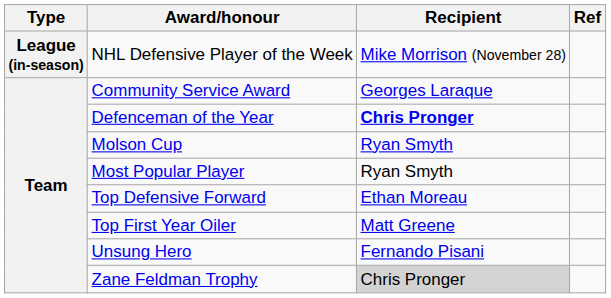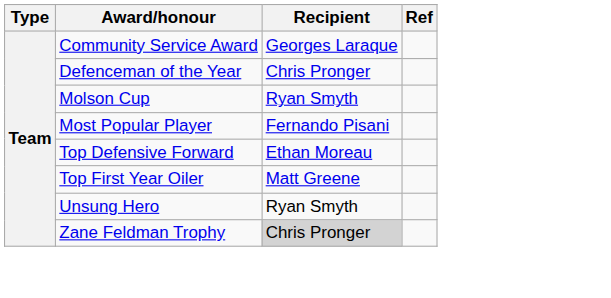- row: (222, 54)
(417, 117) bold -> (318, 71) normal
(407, 171) Ryan Smyth -> (327, 125) Fernando Pisani
(422, 252) Fernando Pisani -> (312, 206) Ryan Smyth
